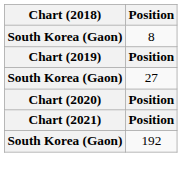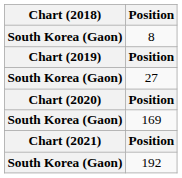+ row: (151, 120)
